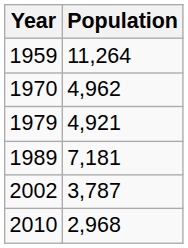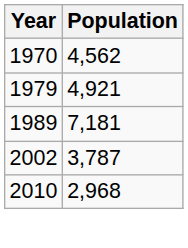- row: (33, 55)
(94, 89) 4,962 -> (94, 55) 4,562
